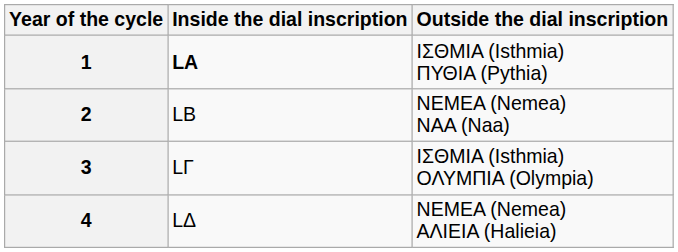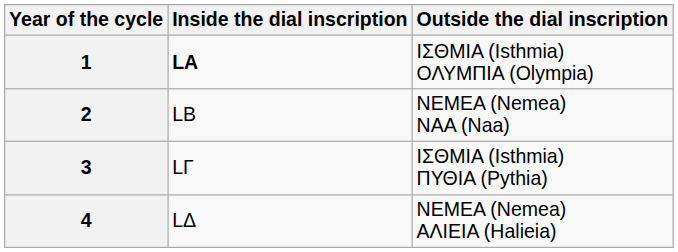(490, 61) ΙΣΘΜΙΑ (Isthmia) ΠΥΘΙΑ (Pythia) -> (505, 61) ΙΣΘΜΙΑ (Isthmia) ΟΛΥΜΠΙΑ (Olympia)
(505, 167) ΙΣΘΜΙΑ (Isthmia) ΟΛΥΜΠΙΑ (Olympia) -> (490, 167) ΙΣΘΜΙΑ (Isthmia) ΠΥΘΙΑ (Pythia)
